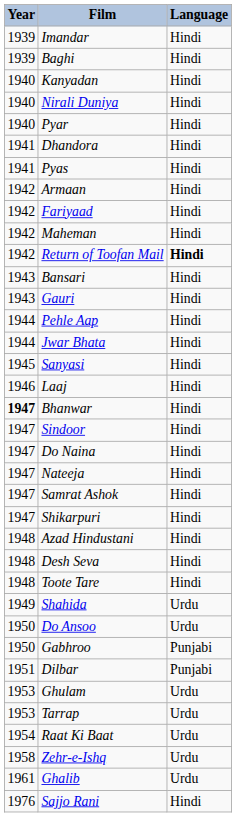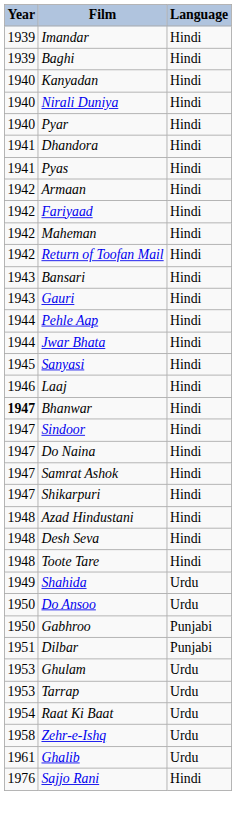(187, 255) bold -> (186, 255) normal
- row: (63, 473)
